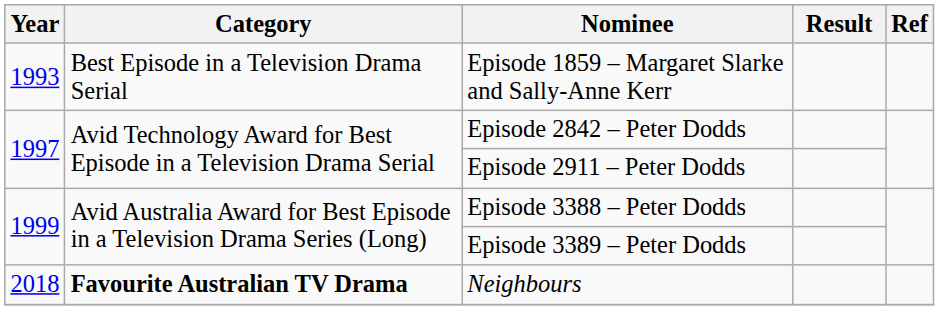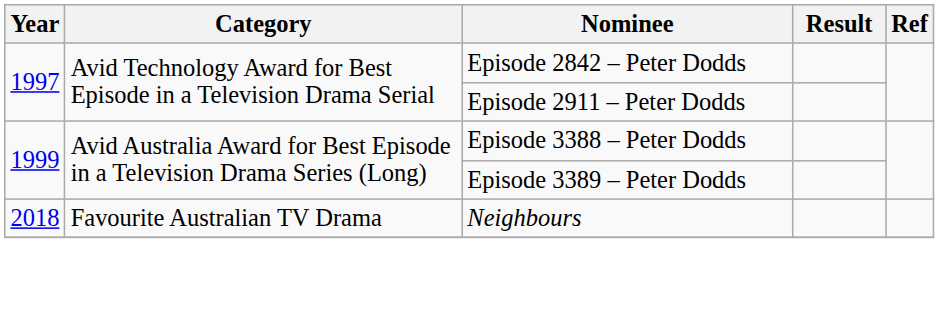- row: (626, 76)
(239, 284) bold -> (226, 218) normal
